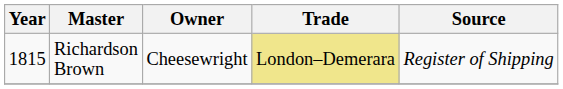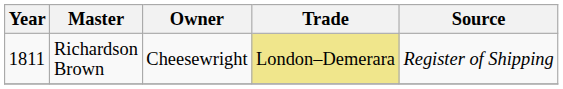(27, 58) 1815 -> (27, 58) 1811
